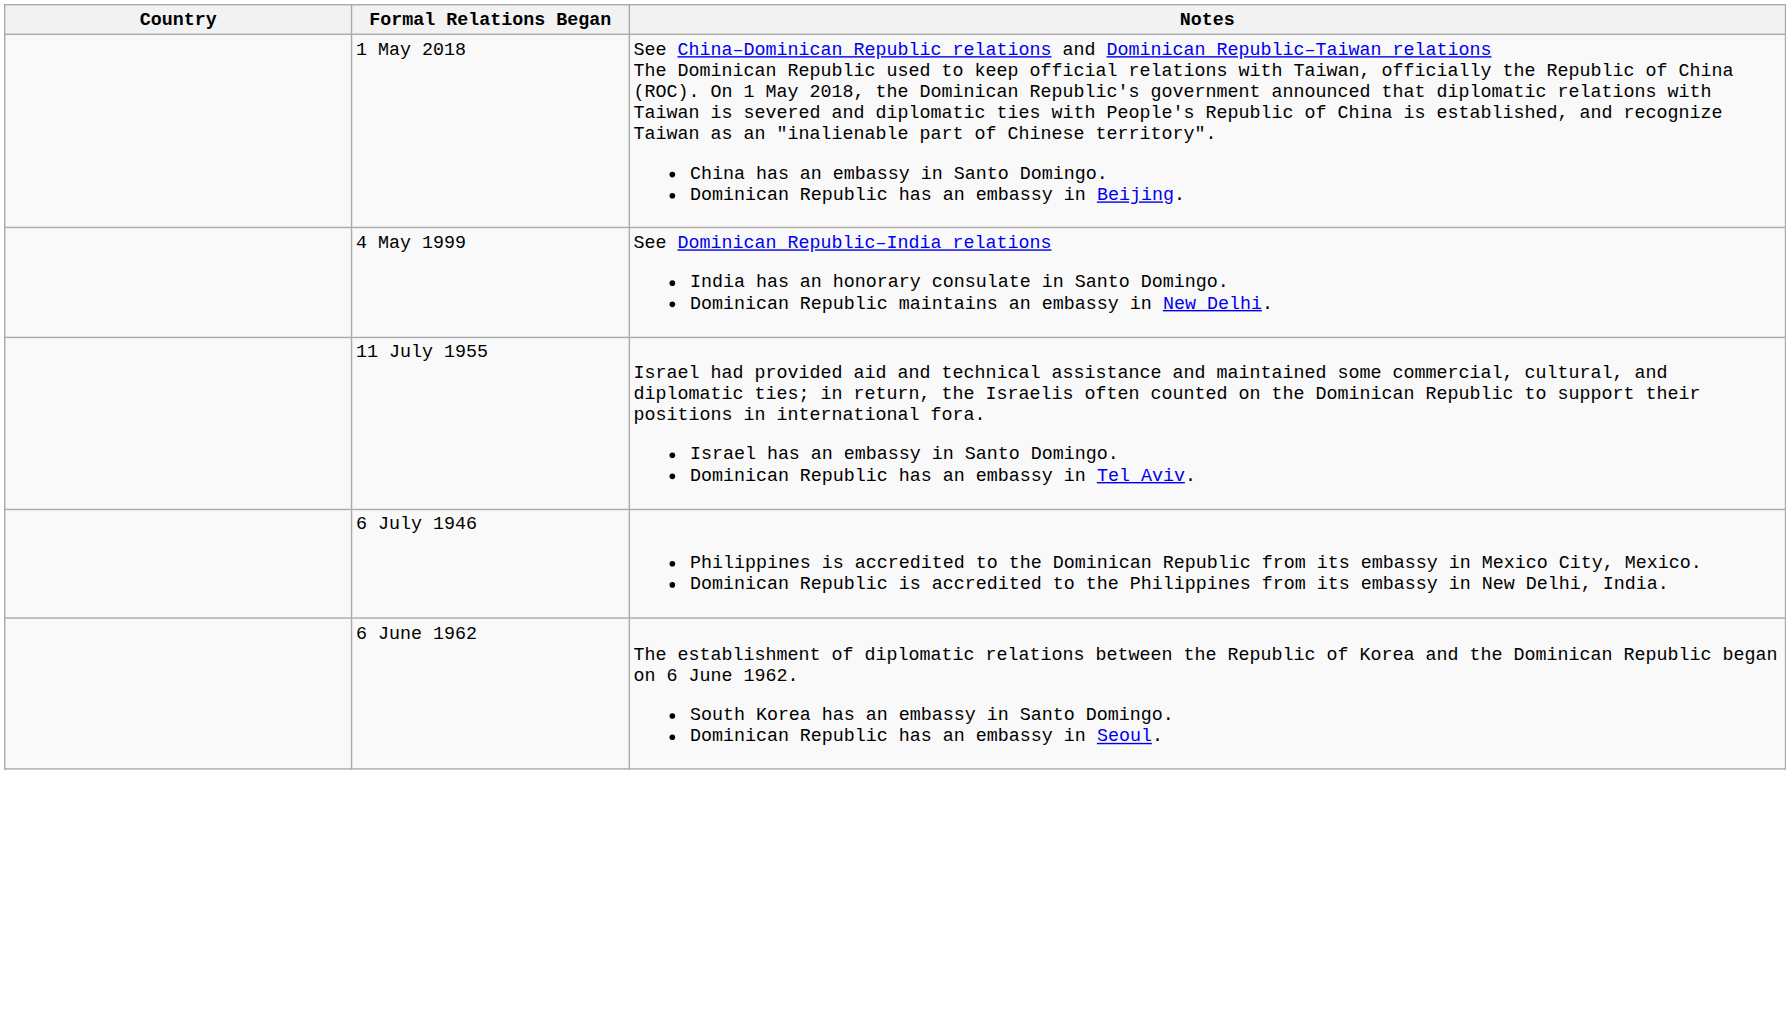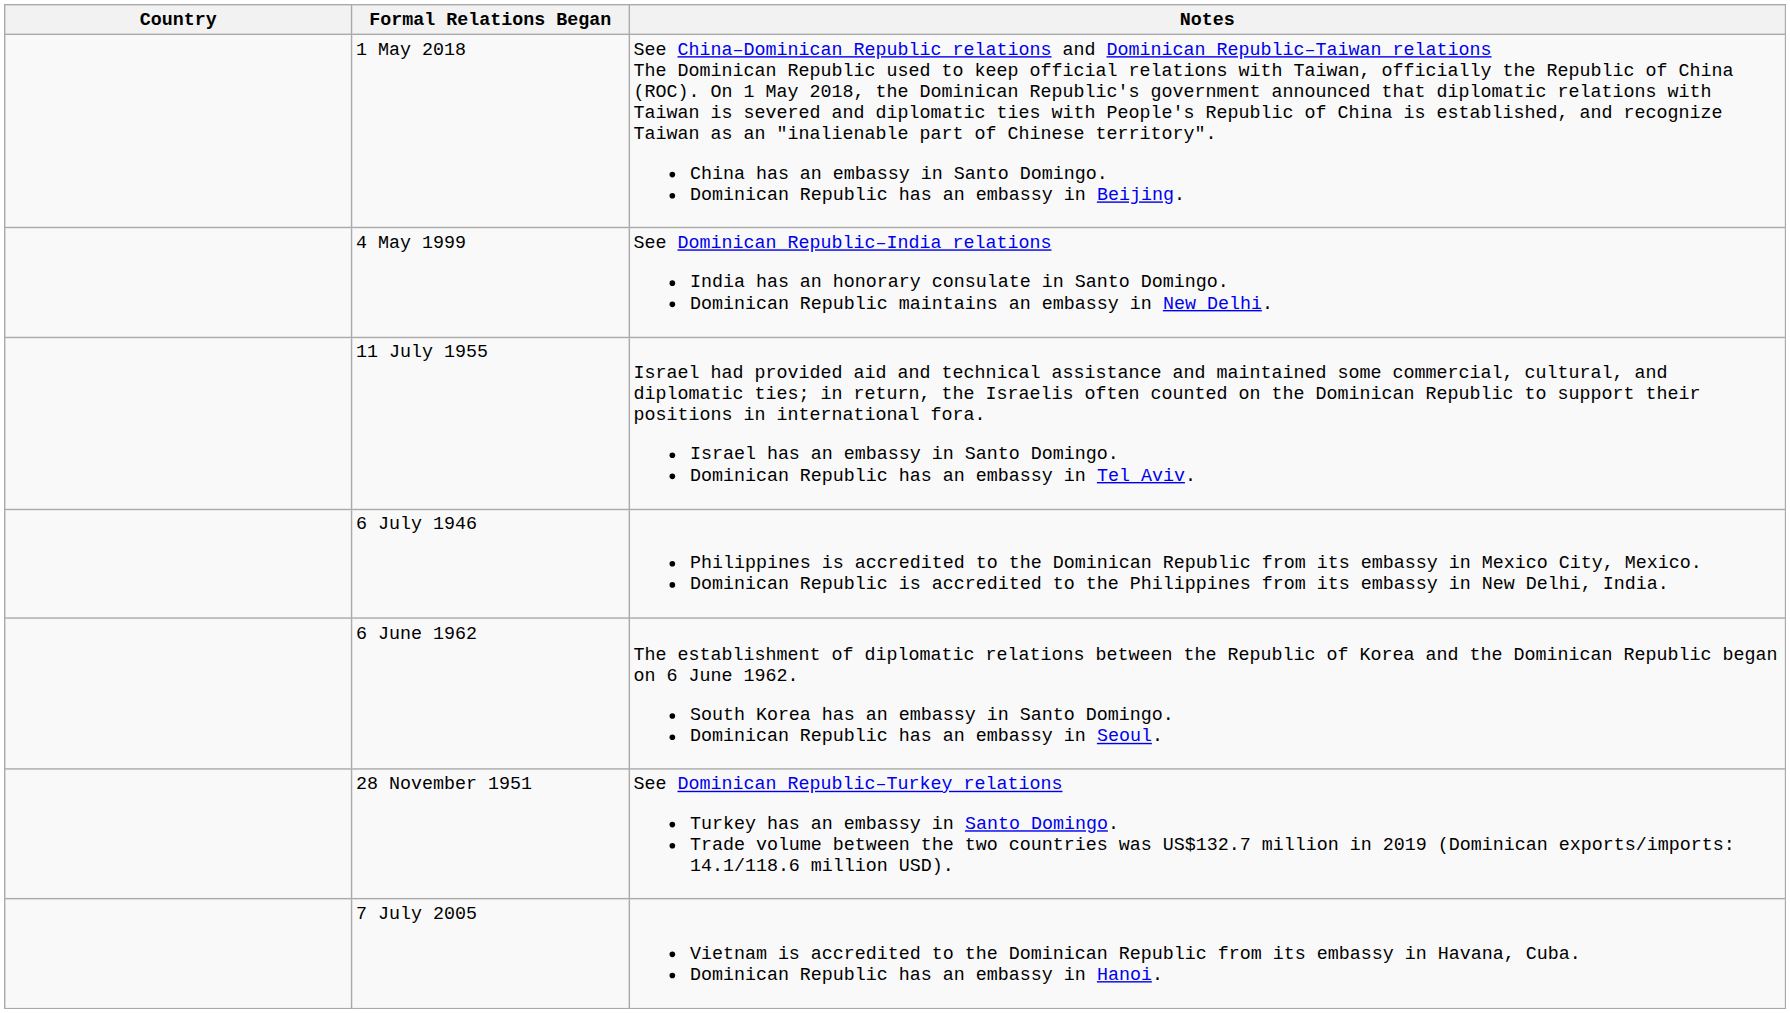+ row: (444, 784)
+ row: (416, 914)
